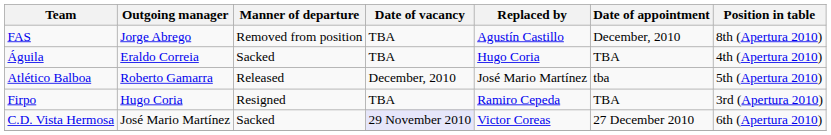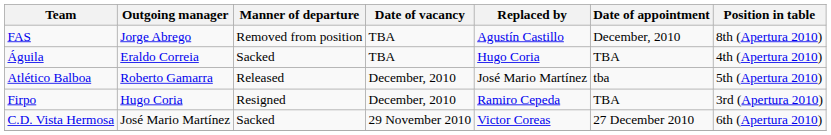(382, 99) TBA -> (412, 99) December, 2010
(420, 120) lavender background -> (420, 120) no background
